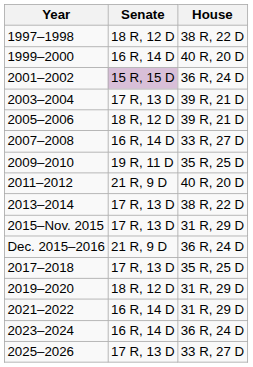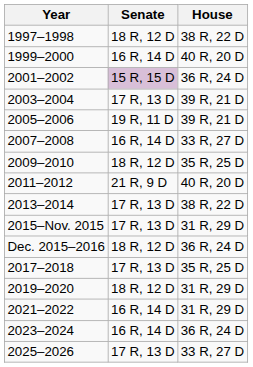(143, 120) 18 R, 12 D -> (142, 120) 19 R, 11 D
(142, 162) 19 R, 11 D -> (143, 162) 18 R, 12 D
(139, 246) 21 R, 9 D -> (143, 246) 18 R, 12 D
